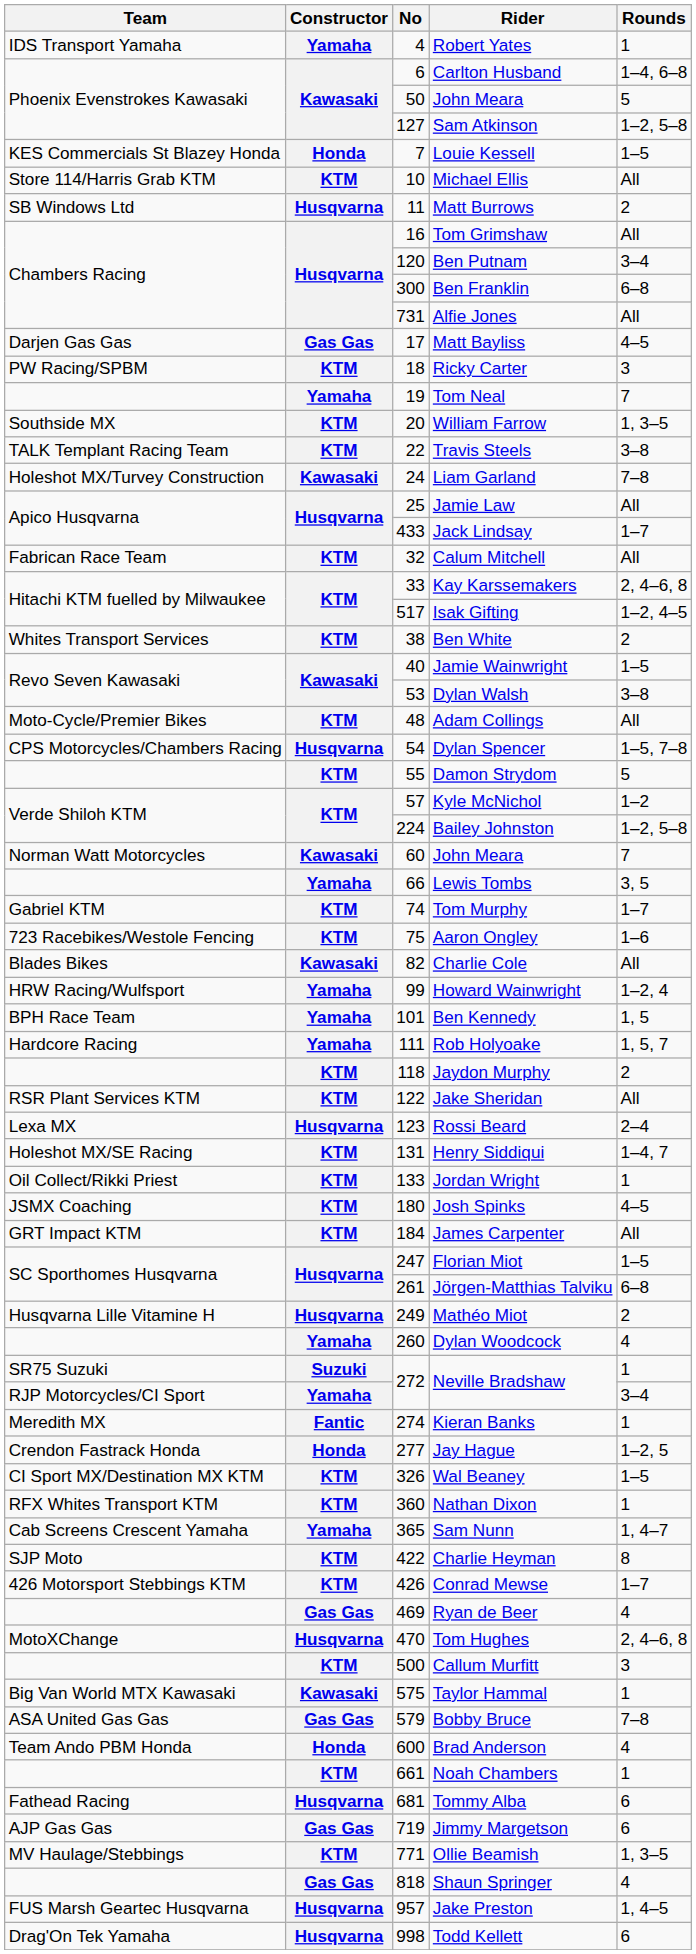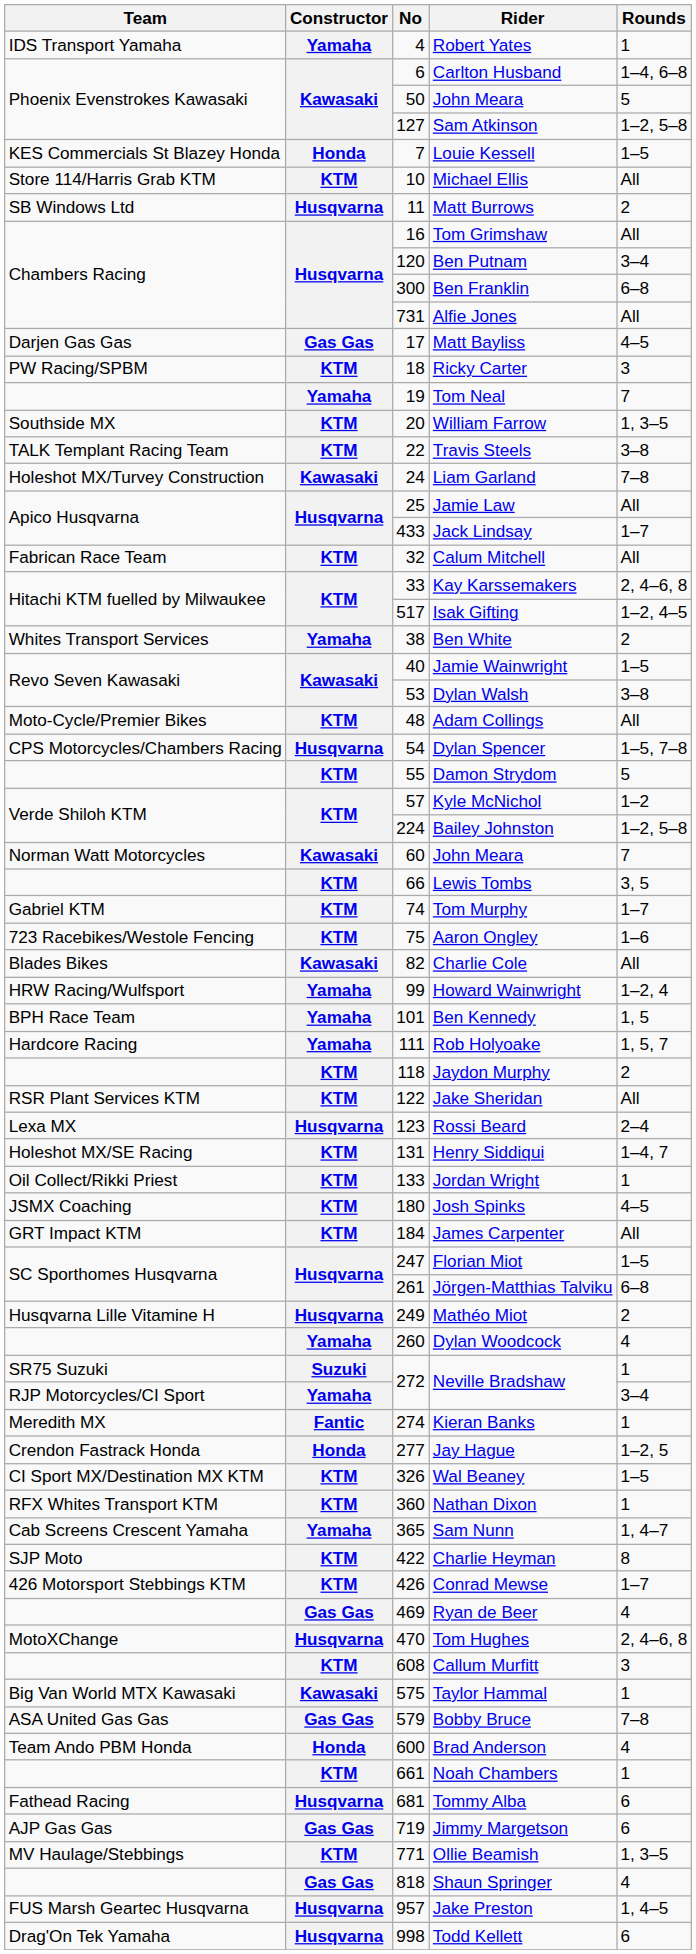(339, 639) KTM -> (339, 639) Yamaha
(339, 882) Yamaha -> (339, 882) KTM
(410, 1665) 500 -> (410, 1665) 608
